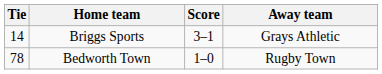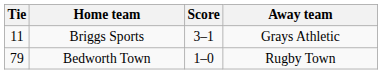(17, 36) 14 -> (17, 36) 11
(17, 58) 78 -> (17, 58) 79
